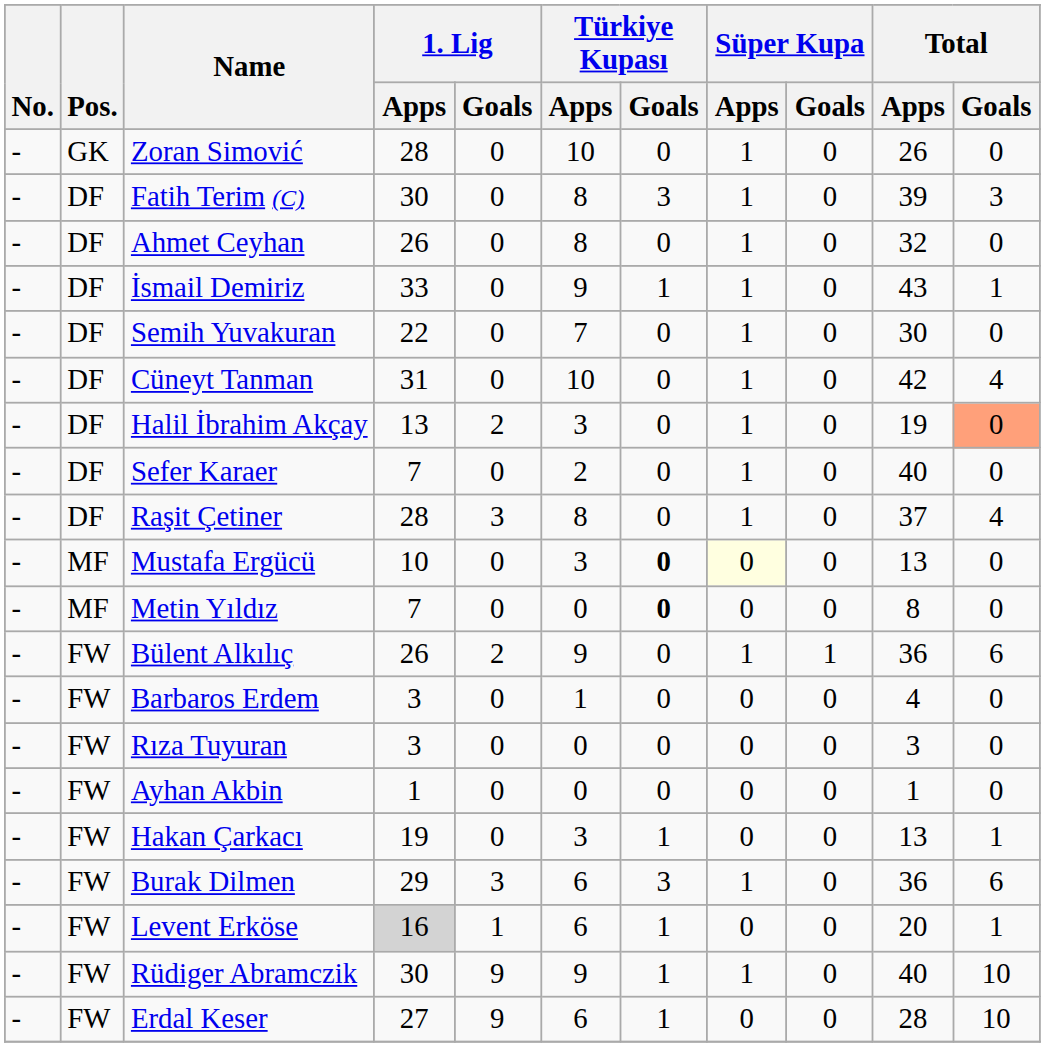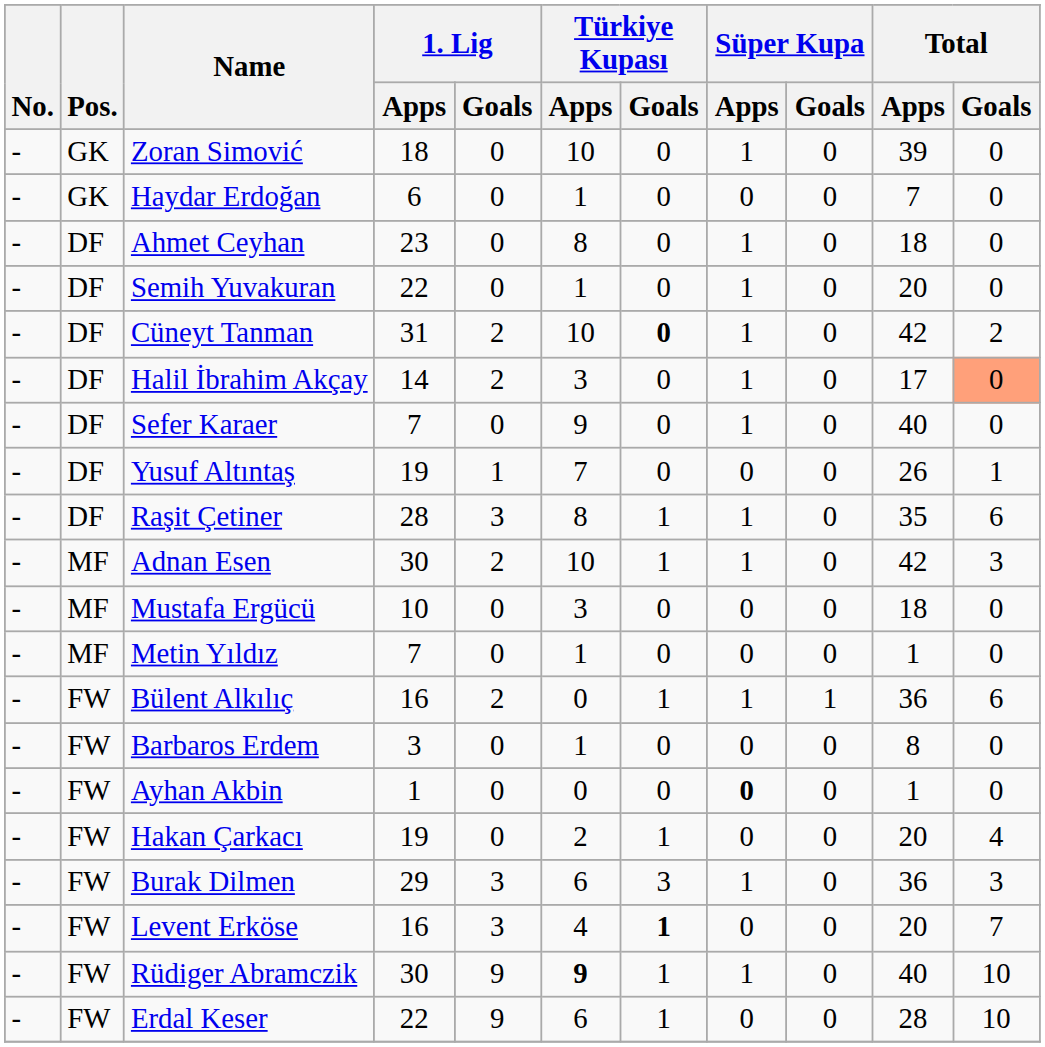(414, 151) 28 -> (414, 151) 18
(913, 151) 26 -> (913, 151) 39
+ row: (226, 196)
- row: (218, 196)
(414, 242) 26 -> (414, 242) 23
(913, 242) 32 -> (913, 242) 18
- row: (218, 288)
(580, 333) 7 -> (580, 288) 1
(913, 333) 30 -> (913, 288) 20
(497, 379) 0 -> (497, 333) 2
(664, 379) normal -> (664, 333) bold
(996, 379) 4 -> (996, 333) 2
(414, 425) 13 -> (414, 379) 14
(913, 425) 19 -> (913, 379) 17
(580, 470) 2 -> (580, 425) 9
+ row: (213, 470)
(664, 516) 0 -> (664, 516) 1
(913, 516) 37 -> (913, 516) 35
(996, 516) 4 -> (996, 516) 6
+ row: (201, 562)
(664, 562) bold -> (664, 607) normal
(747, 562) lightyellow background -> (747, 607) no background
(913, 562) 13 -> (913, 607) 18
(580, 607) 0 -> (580, 653) 1
(664, 607) bold -> (664, 653) normal
(913, 607) 8 -> (913, 653) 1
(414, 653) 26 -> (414, 699) 16
(580, 653) 9 -> (580, 699) 0
(664, 653) 0 -> (664, 699) 1
(913, 699) 4 -> (913, 744) 8
- row: (209, 744)
(747, 790) normal -> (747, 790) bold
(580, 836) 3 -> (580, 836) 2
(913, 836) 13 -> (913, 836) 20
(996, 836) 1 -> (996, 836) 4
(996, 881) 6 -> (996, 881) 3
(414, 927) lightgrey background -> (414, 927) no background
(497, 927) 1 -> (497, 927) 3
(580, 927) 6 -> (580, 927) 4
(664, 927) normal -> (664, 927) bold
(996, 927) 1 -> (996, 927) 7
(580, 973) normal -> (580, 973) bold
(414, 1018) 27 -> (414, 1018) 22
